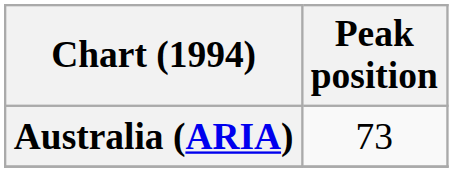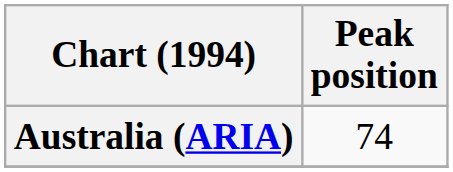(374, 135) 73 -> (374, 135) 74
